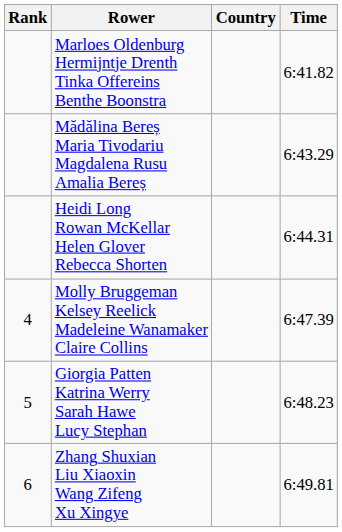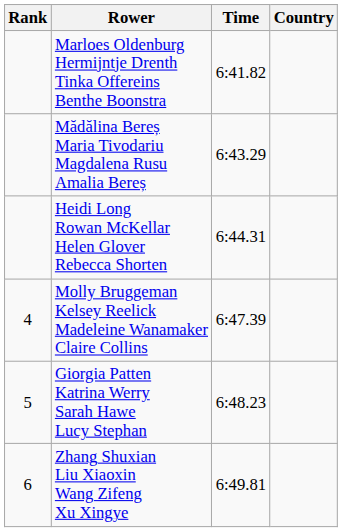columns swapped: (246, 17) <-> (309, 17)
